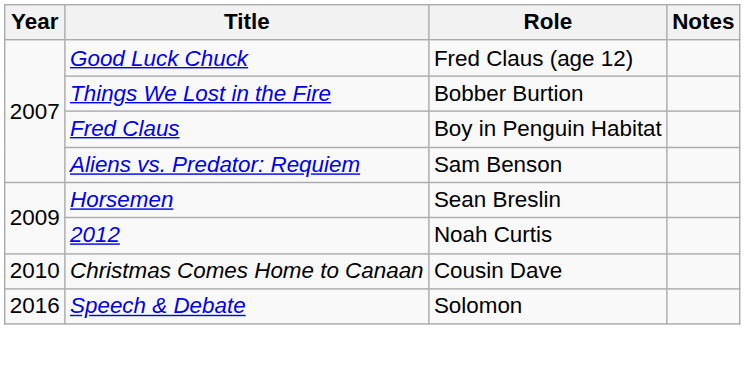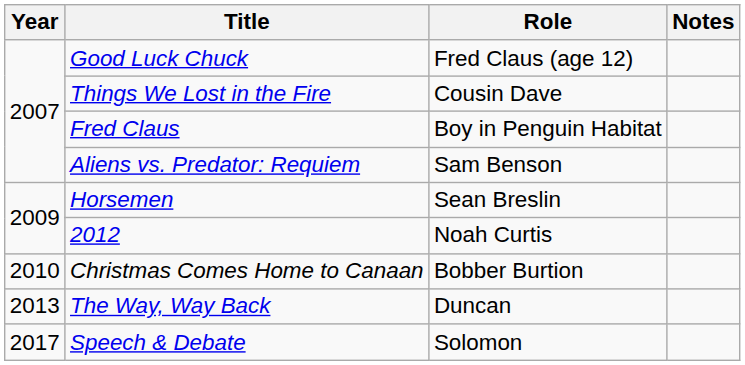(509, 93) Bobber Burtion -> (498, 93) Cousin Dave
(498, 270) Cousin Dave -> (509, 270) Bobber Burtion
+ row: (170, 306)
(35, 306) 2016 -> (35, 341) 2017
